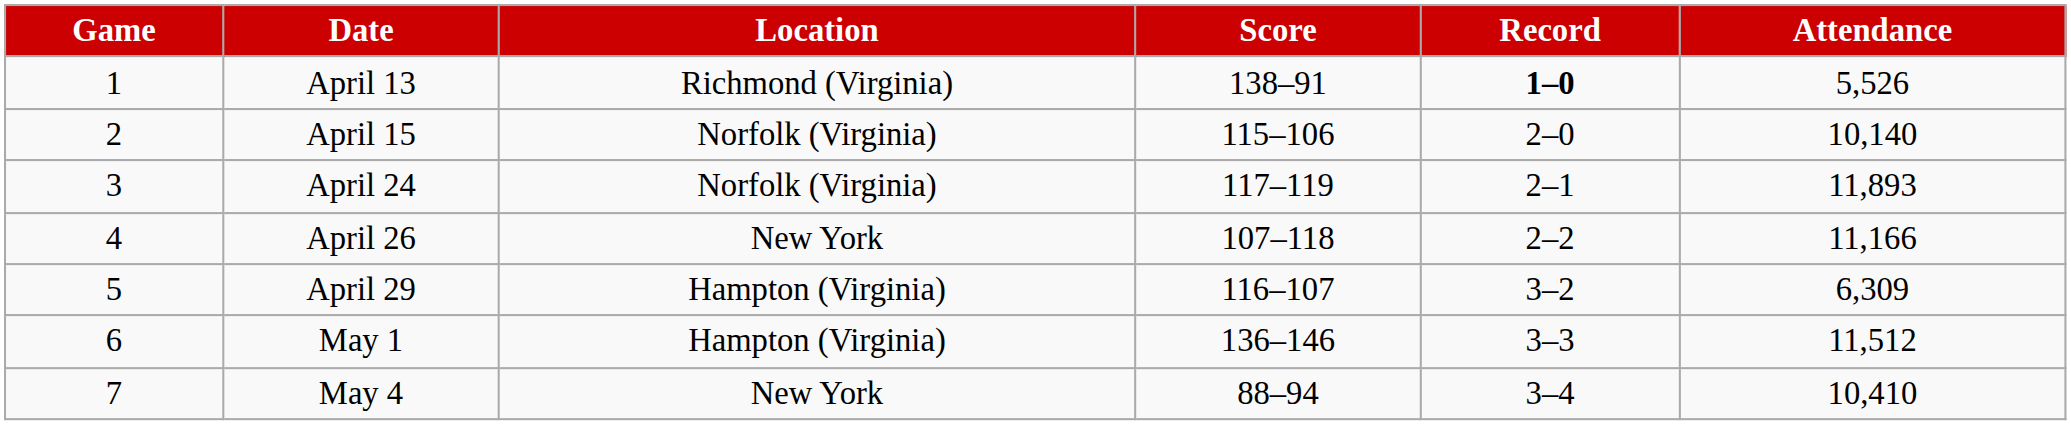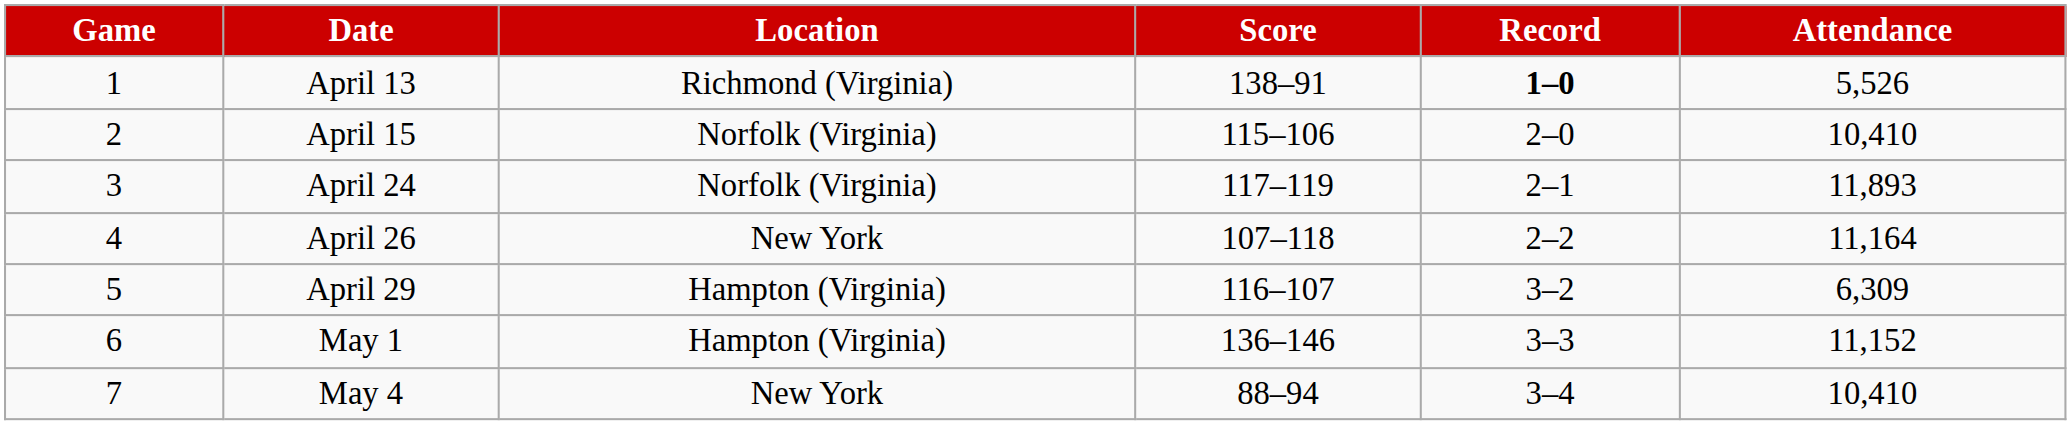(1872, 133) 10,140 -> (1872, 133) 10,410
(1872, 237) 11,166 -> (1872, 237) 11,164
(1872, 340) 11,512 -> (1872, 340) 11,152
